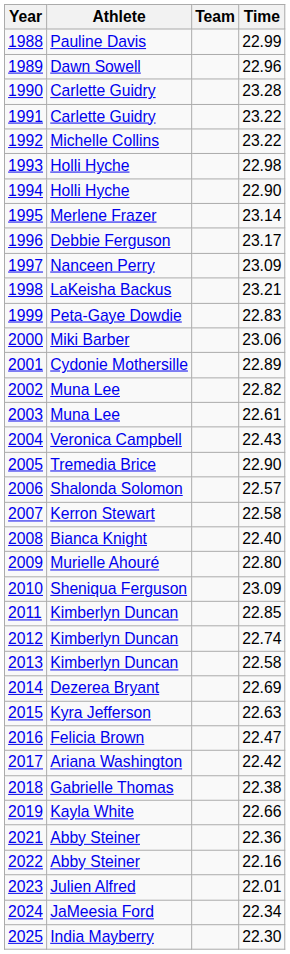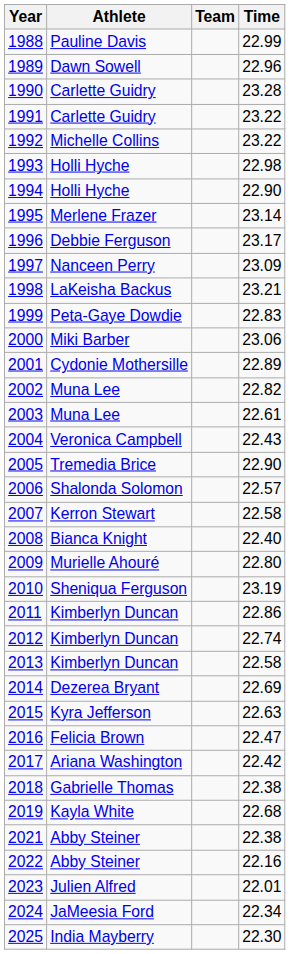(262, 588) 23.09 -> (262, 588) 23.19
(262, 613) 22.85 -> (262, 613) 22.86
(262, 812) 22.66 -> (262, 812) 22.68
(262, 837) 22.36 -> (262, 837) 22.38
